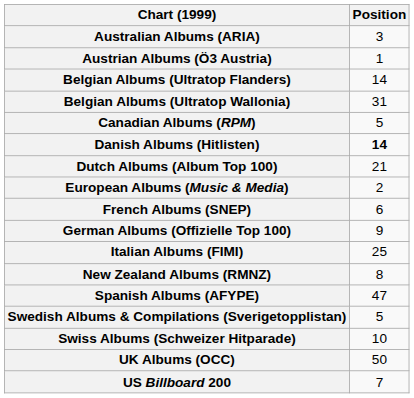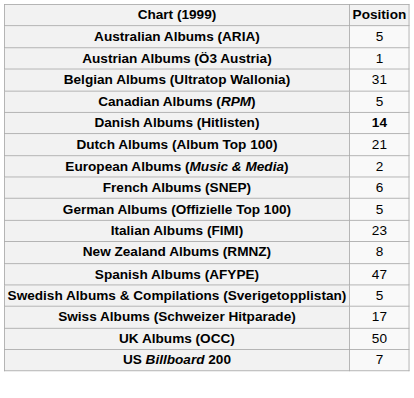(379, 36) 3 -> (379, 36) 5
- row: (177, 79)
(379, 230) 9 -> (379, 209) 5
(379, 252) 25 -> (379, 230) 23
(379, 338) 10 -> (379, 317) 17
